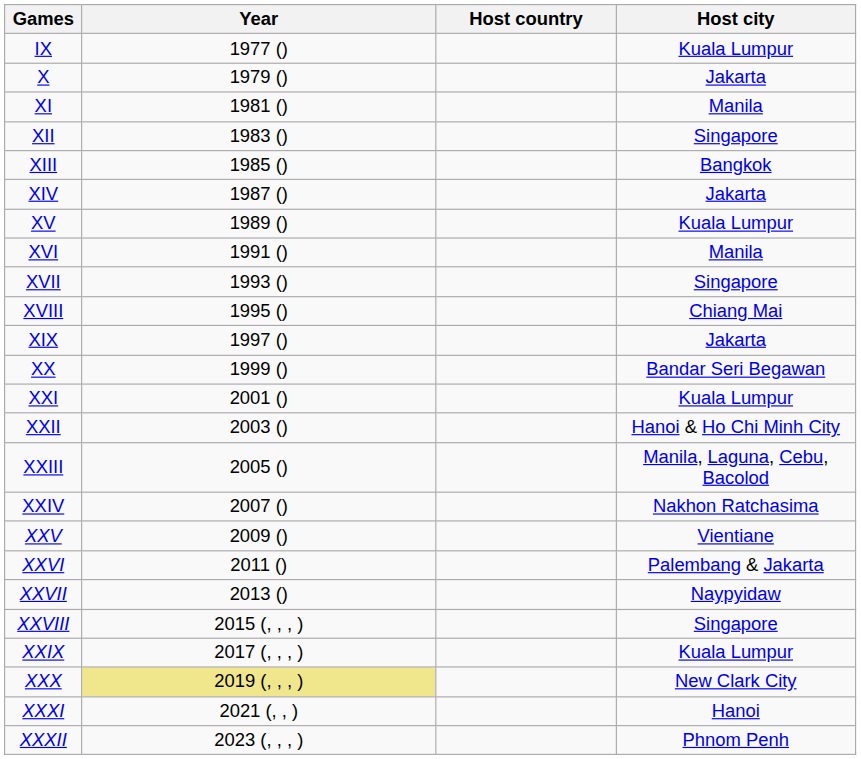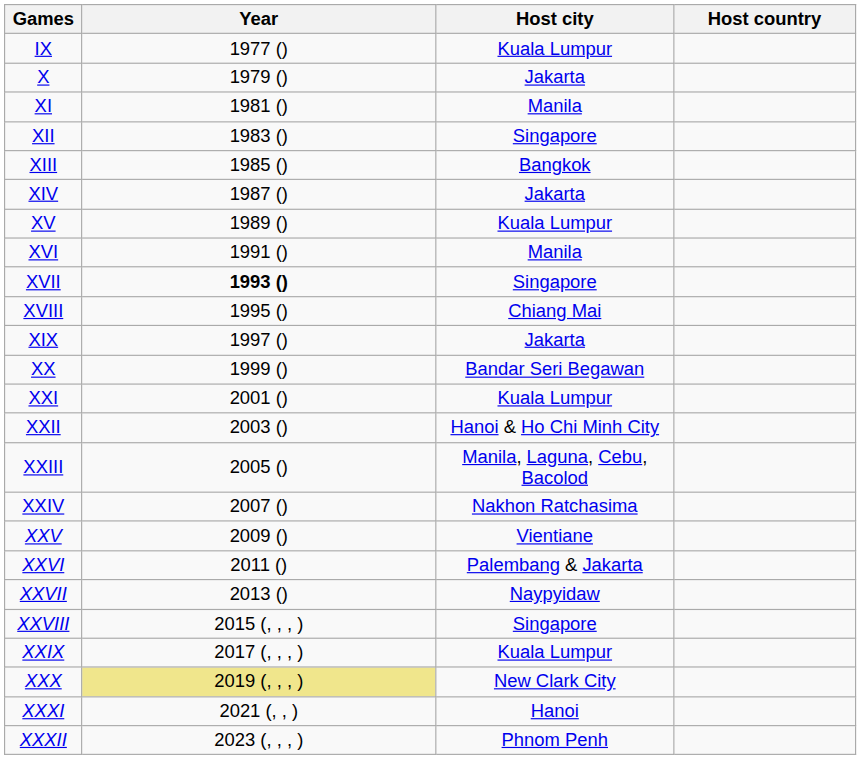columns swapped: (736, 19) <-> (526, 19)
(259, 281) normal -> (259, 281) bold
